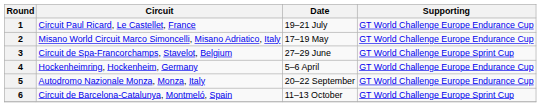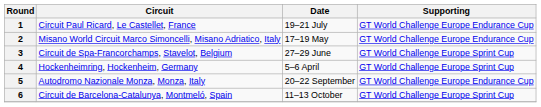(446, 67) GT World Challenge Europe Endurance Cup -> (437, 67) GT World Challenge Europe Sprint Cup
